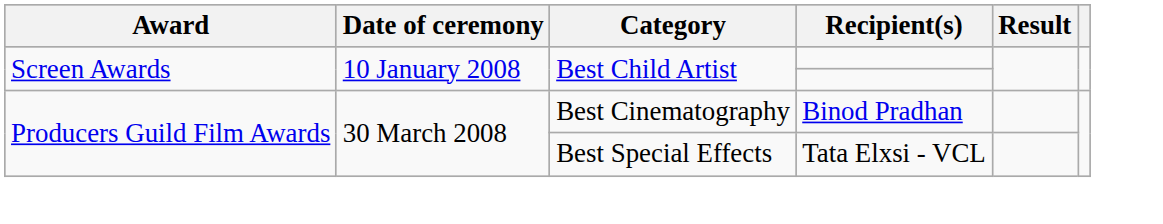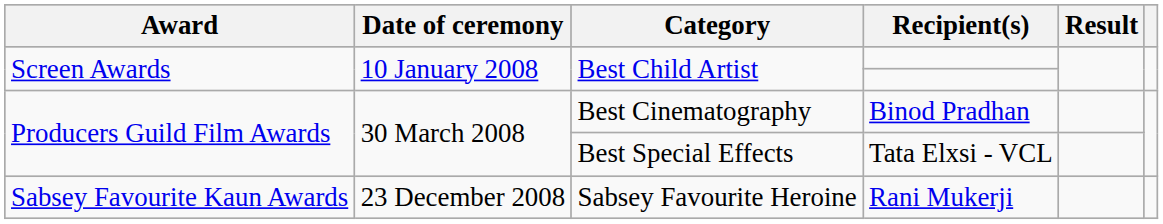+ row: (717, 196)
